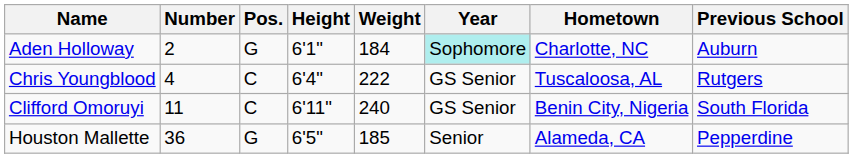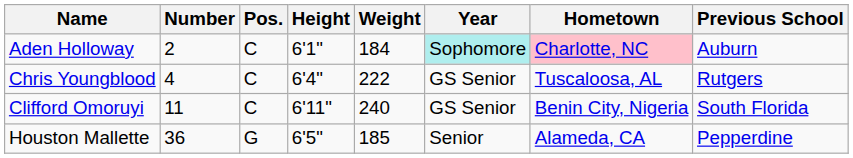(251, 49) G -> (250, 49) C
(591, 49) no background -> (591, 49) pink background
